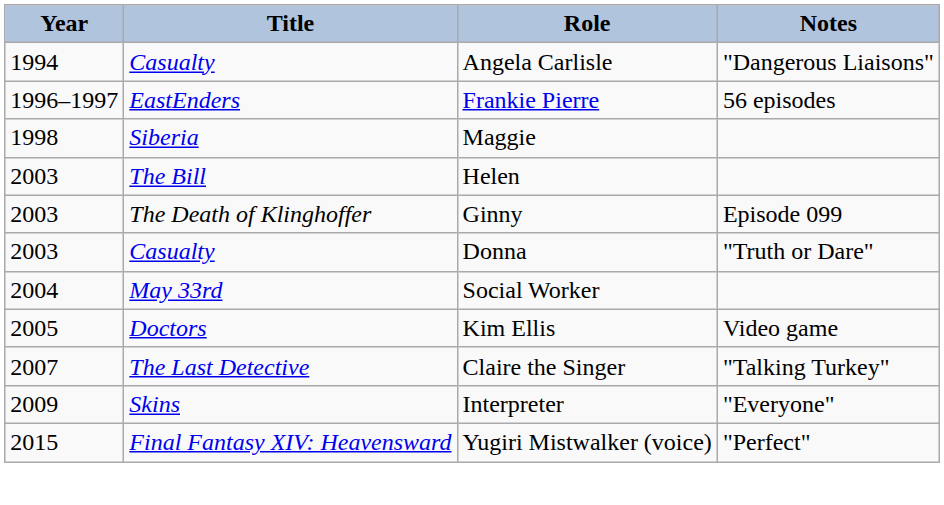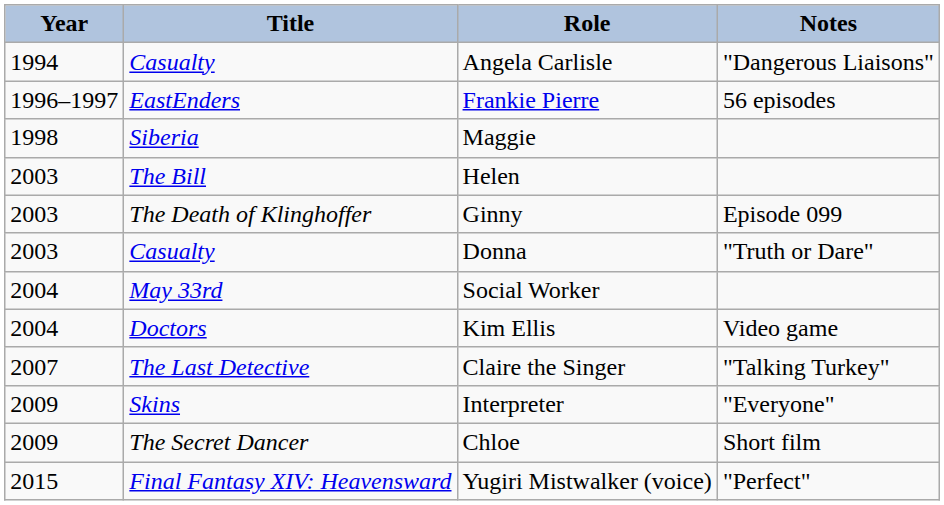(34, 328) 2005 -> (34, 328) 2004
+ row: (491, 442)
